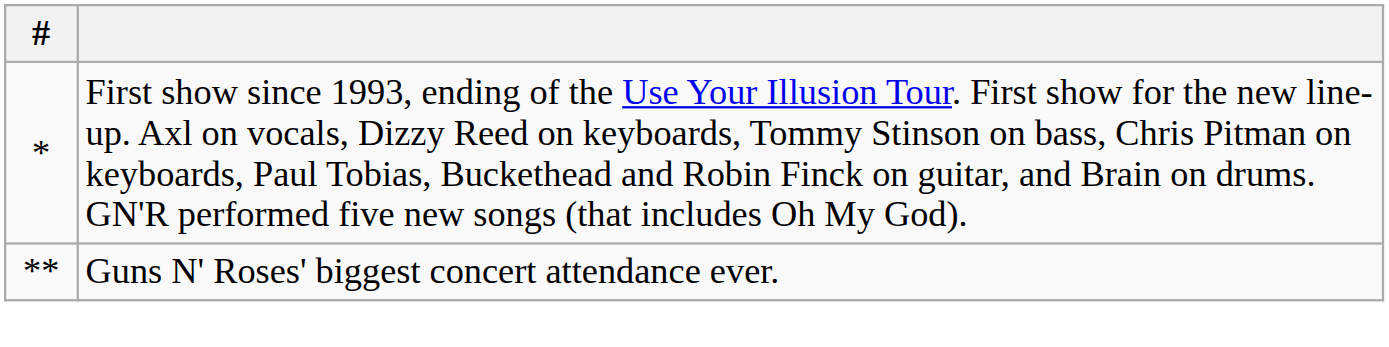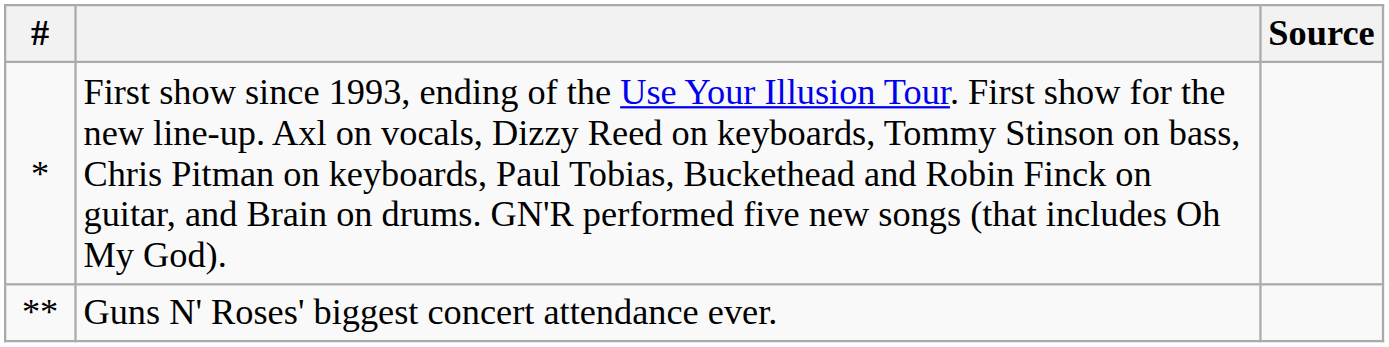+ column: (1321, 33)
